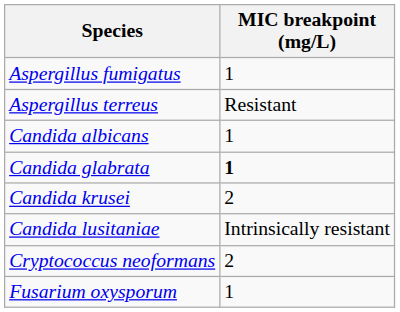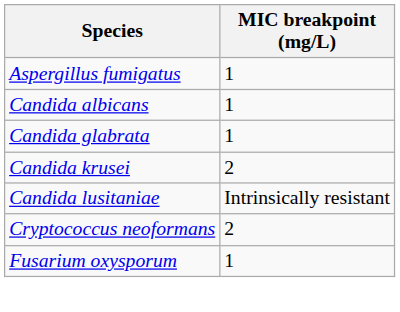- row: (84, 104)
(229, 167) bold -> (229, 135) normal
